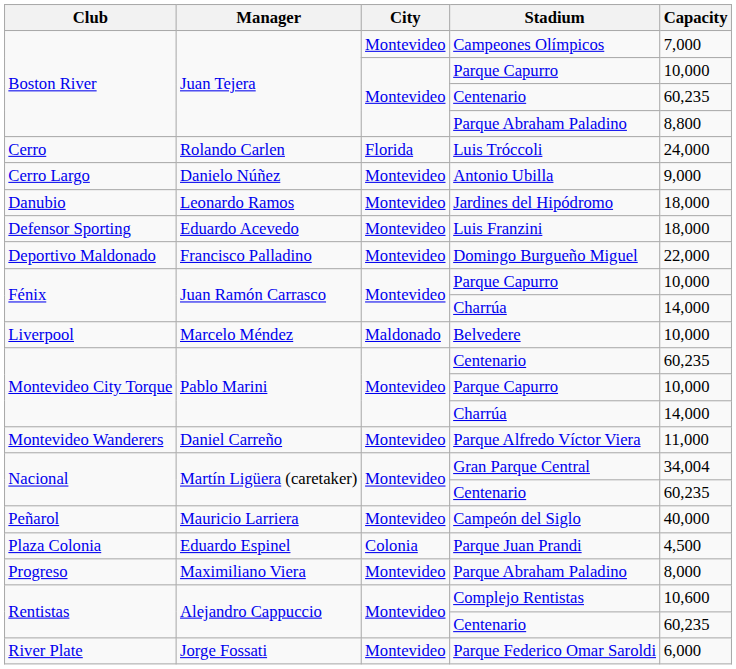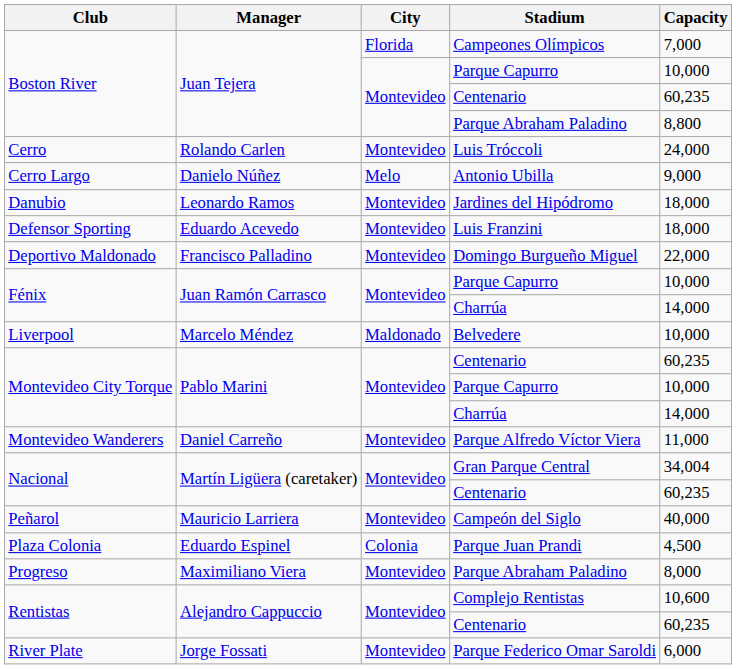(405, 44) Montevideo -> (389, 44) Florida
(389, 149) Florida -> (405, 149) Montevideo
(405, 176) Montevideo -> (383, 176) Melo
